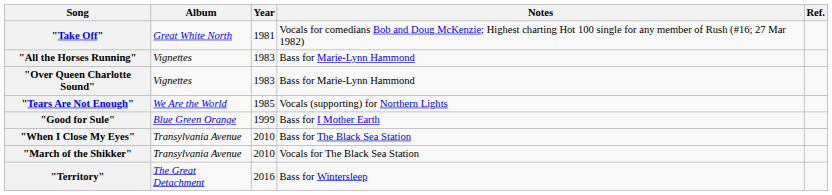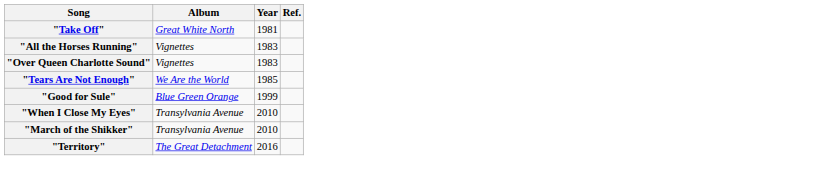- column: (541, 12)
